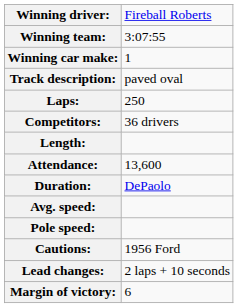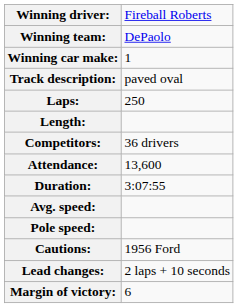(145, 36) 3:07:55 -> (148, 36) DePaolo
rows swapped: (63, 143) <-> (63, 121)
(148, 185) DePaolo -> (145, 185) 3:07:55
